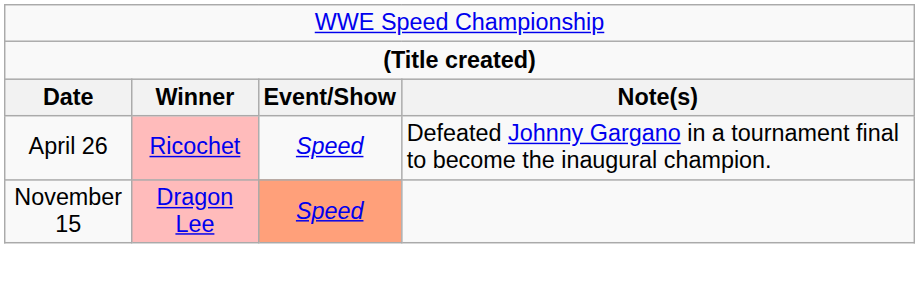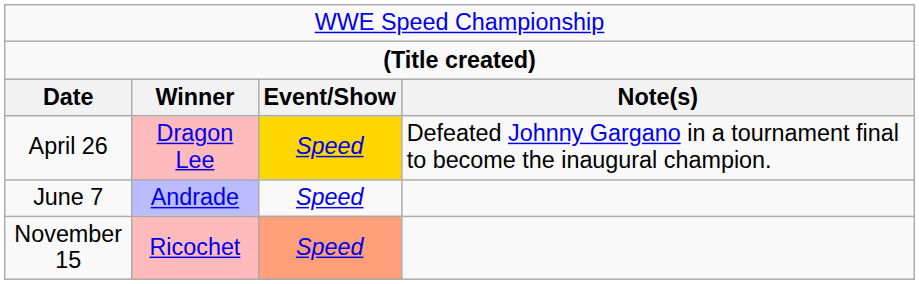(195, 147) Ricochet -> (195, 147) Dragon Lee
(330, 147) no background -> (330, 147) gold background
+ row: (68, 197)
(195, 210) Dragon Lee -> (195, 247) Ricochet
